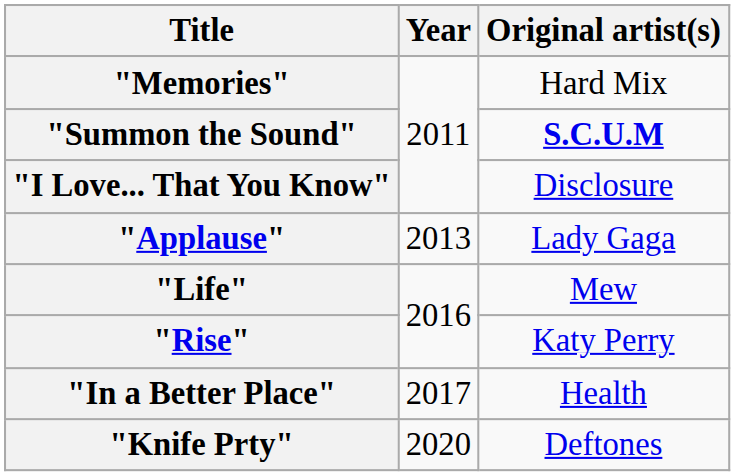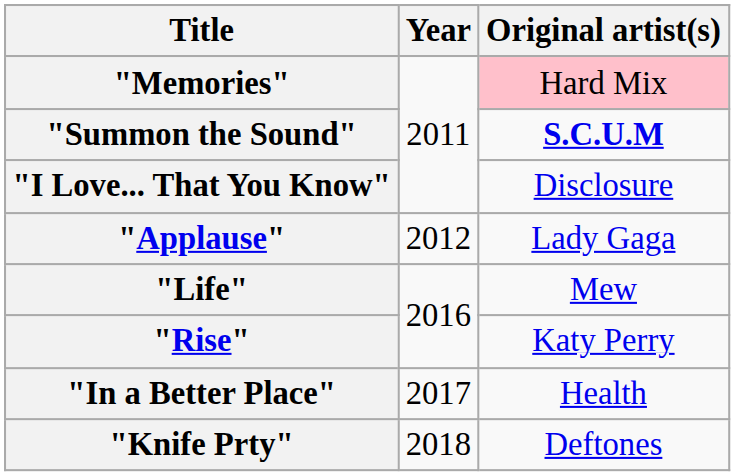(603, 82) no background -> (603, 82) pink background
(438, 237) 2013 -> (438, 237) 2012
(438, 444) 2020 -> (438, 444) 2018
